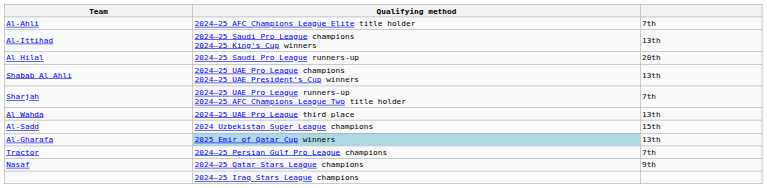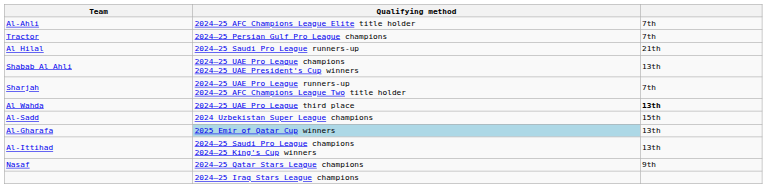rows swapped: (30, 41) <-> (23, 152)
(651, 58) 20th -> (651, 49) 21th
(651, 114) normal -> (651, 105) bold
